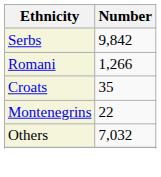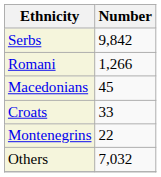+ row: (48, 87)
(106, 87) 35 -> (106, 111) 33
